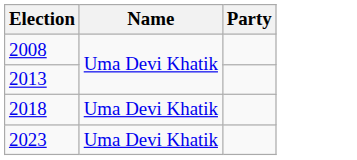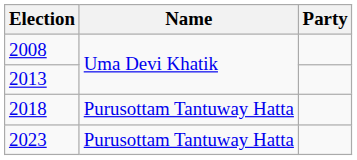(151, 109) Uma Devi Khatik -> (189, 109) Purusottam Tantuway Hatta
(151, 139) Uma Devi Khatik -> (189, 139) Purusottam Tantuway Hatta
